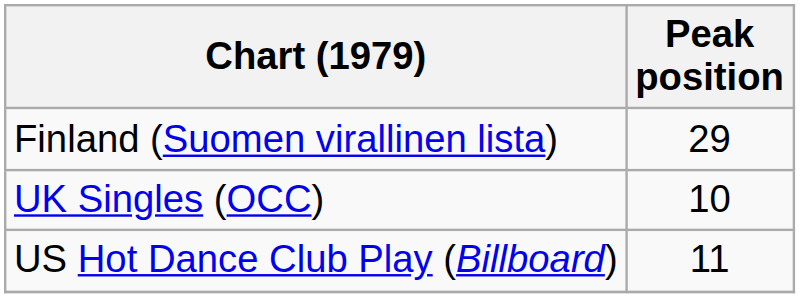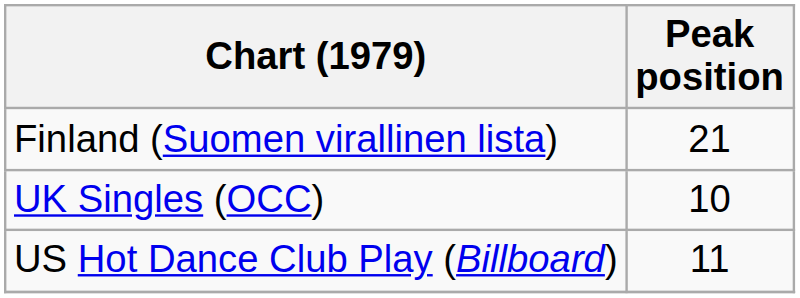(710, 138) 29 -> (710, 138) 21
